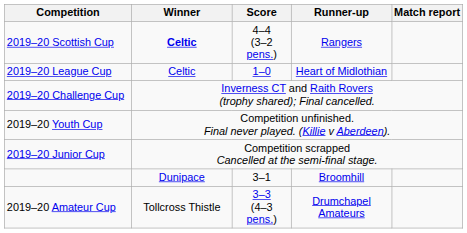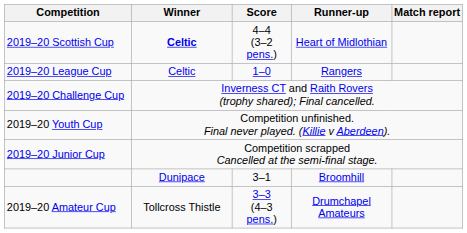(341, 42) Rangers -> (341, 42) Heart of Midlothian
(341, 72) Heart of Midlothian -> (341, 72) Rangers
